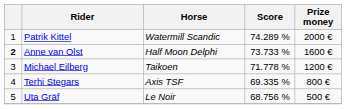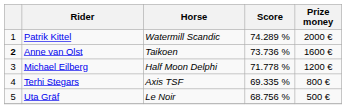(181, 52) Half Moon Delphi -> (162, 52) Taikoen
(270, 52) 73.733 % -> (270, 52) 73.736 %
(162, 67) Taikoen -> (181, 67) Half Moon Delphi
